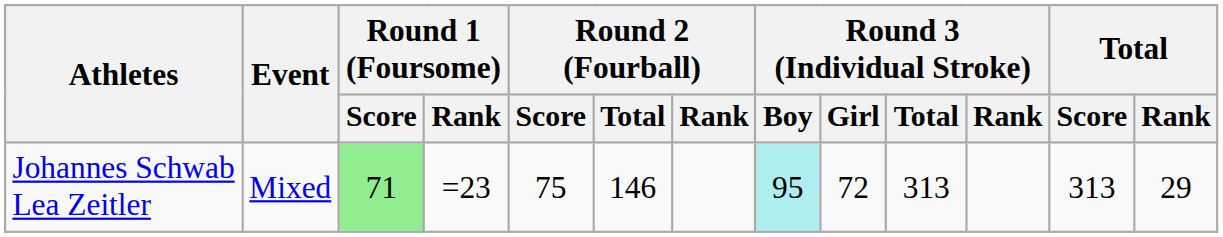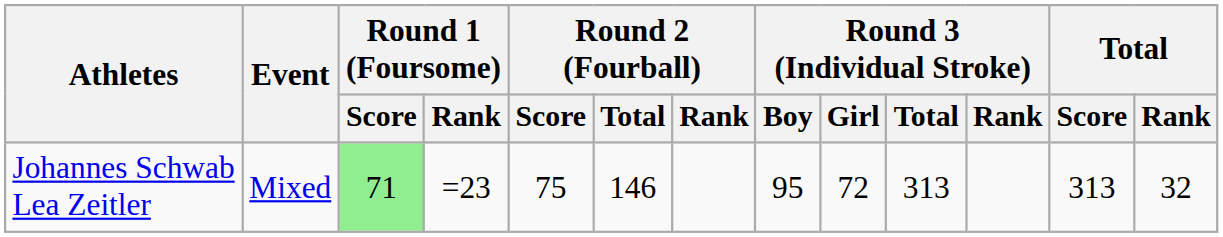(788, 187) paleturquoise background -> (788, 187) no background
(1176, 187) 29 -> (1176, 187) 32
